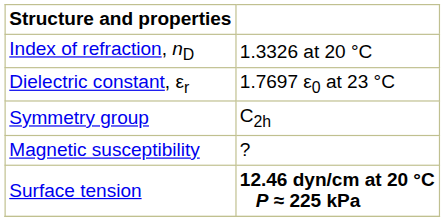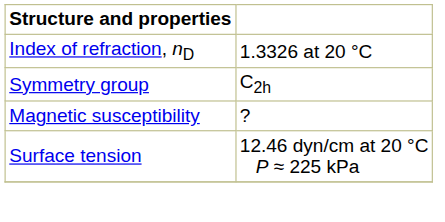- row: (99, 85)
(337, 190) bold -> (334, 156) normal
